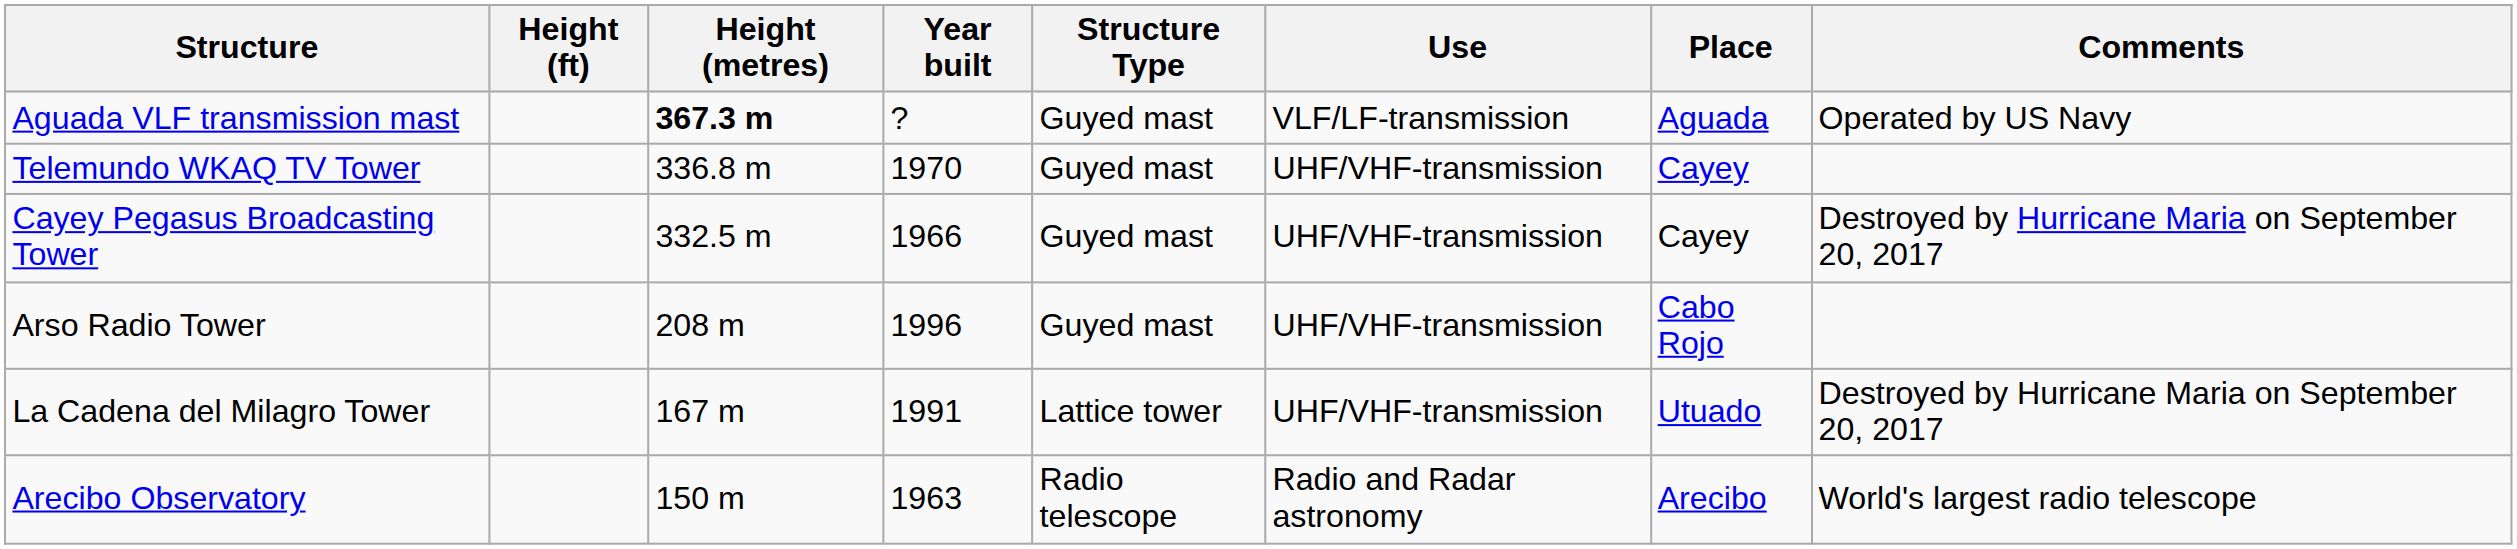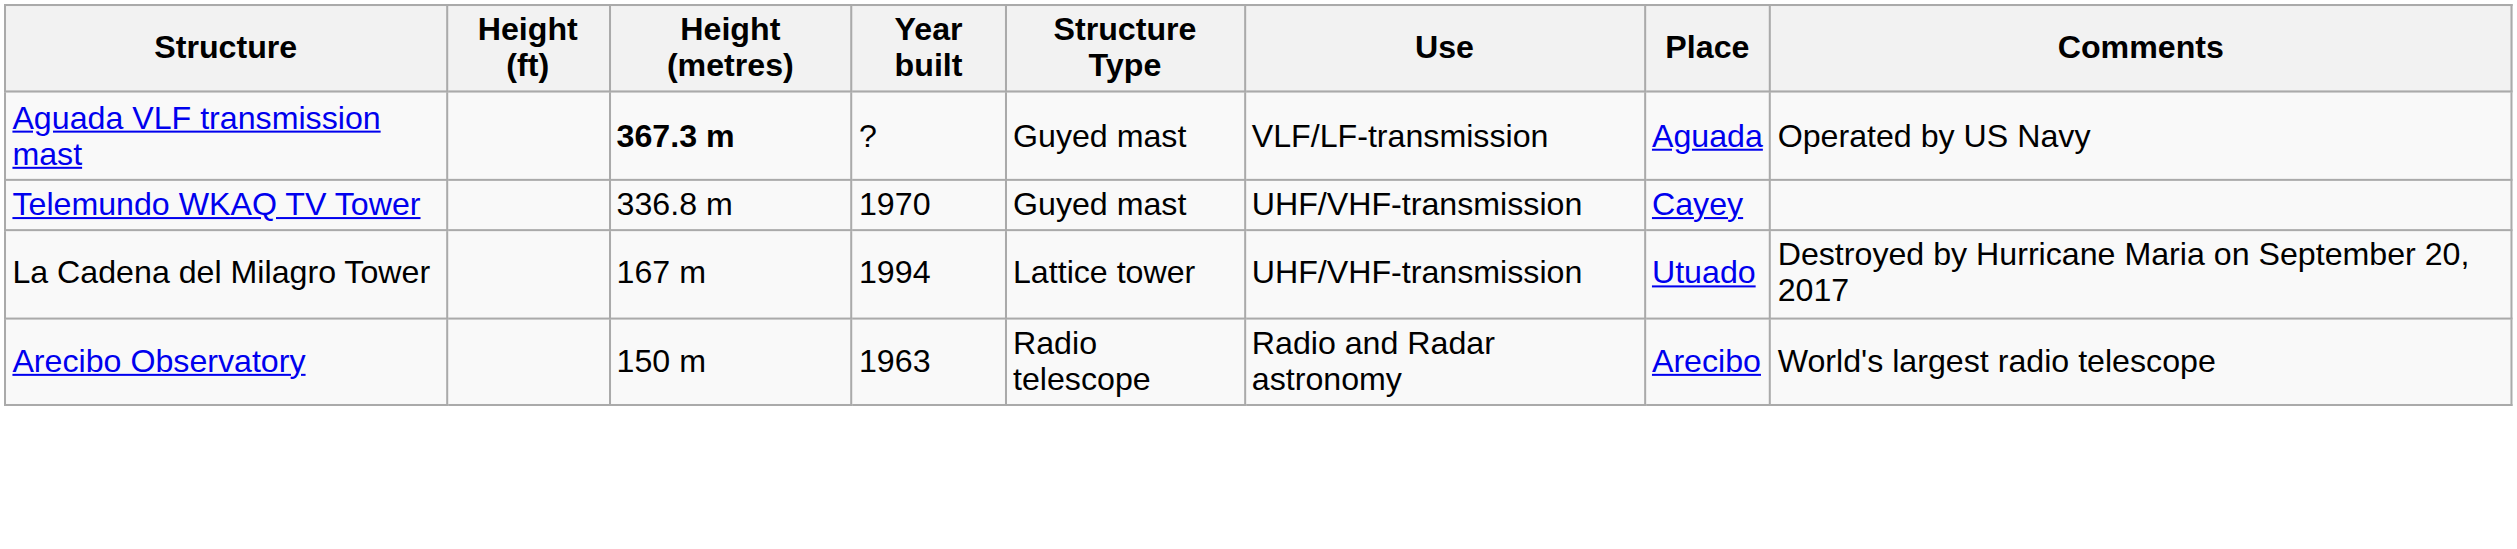- row: (223, 237)
- row: (139, 324)
(926, 411) 1991 -> (895, 273) 1994
